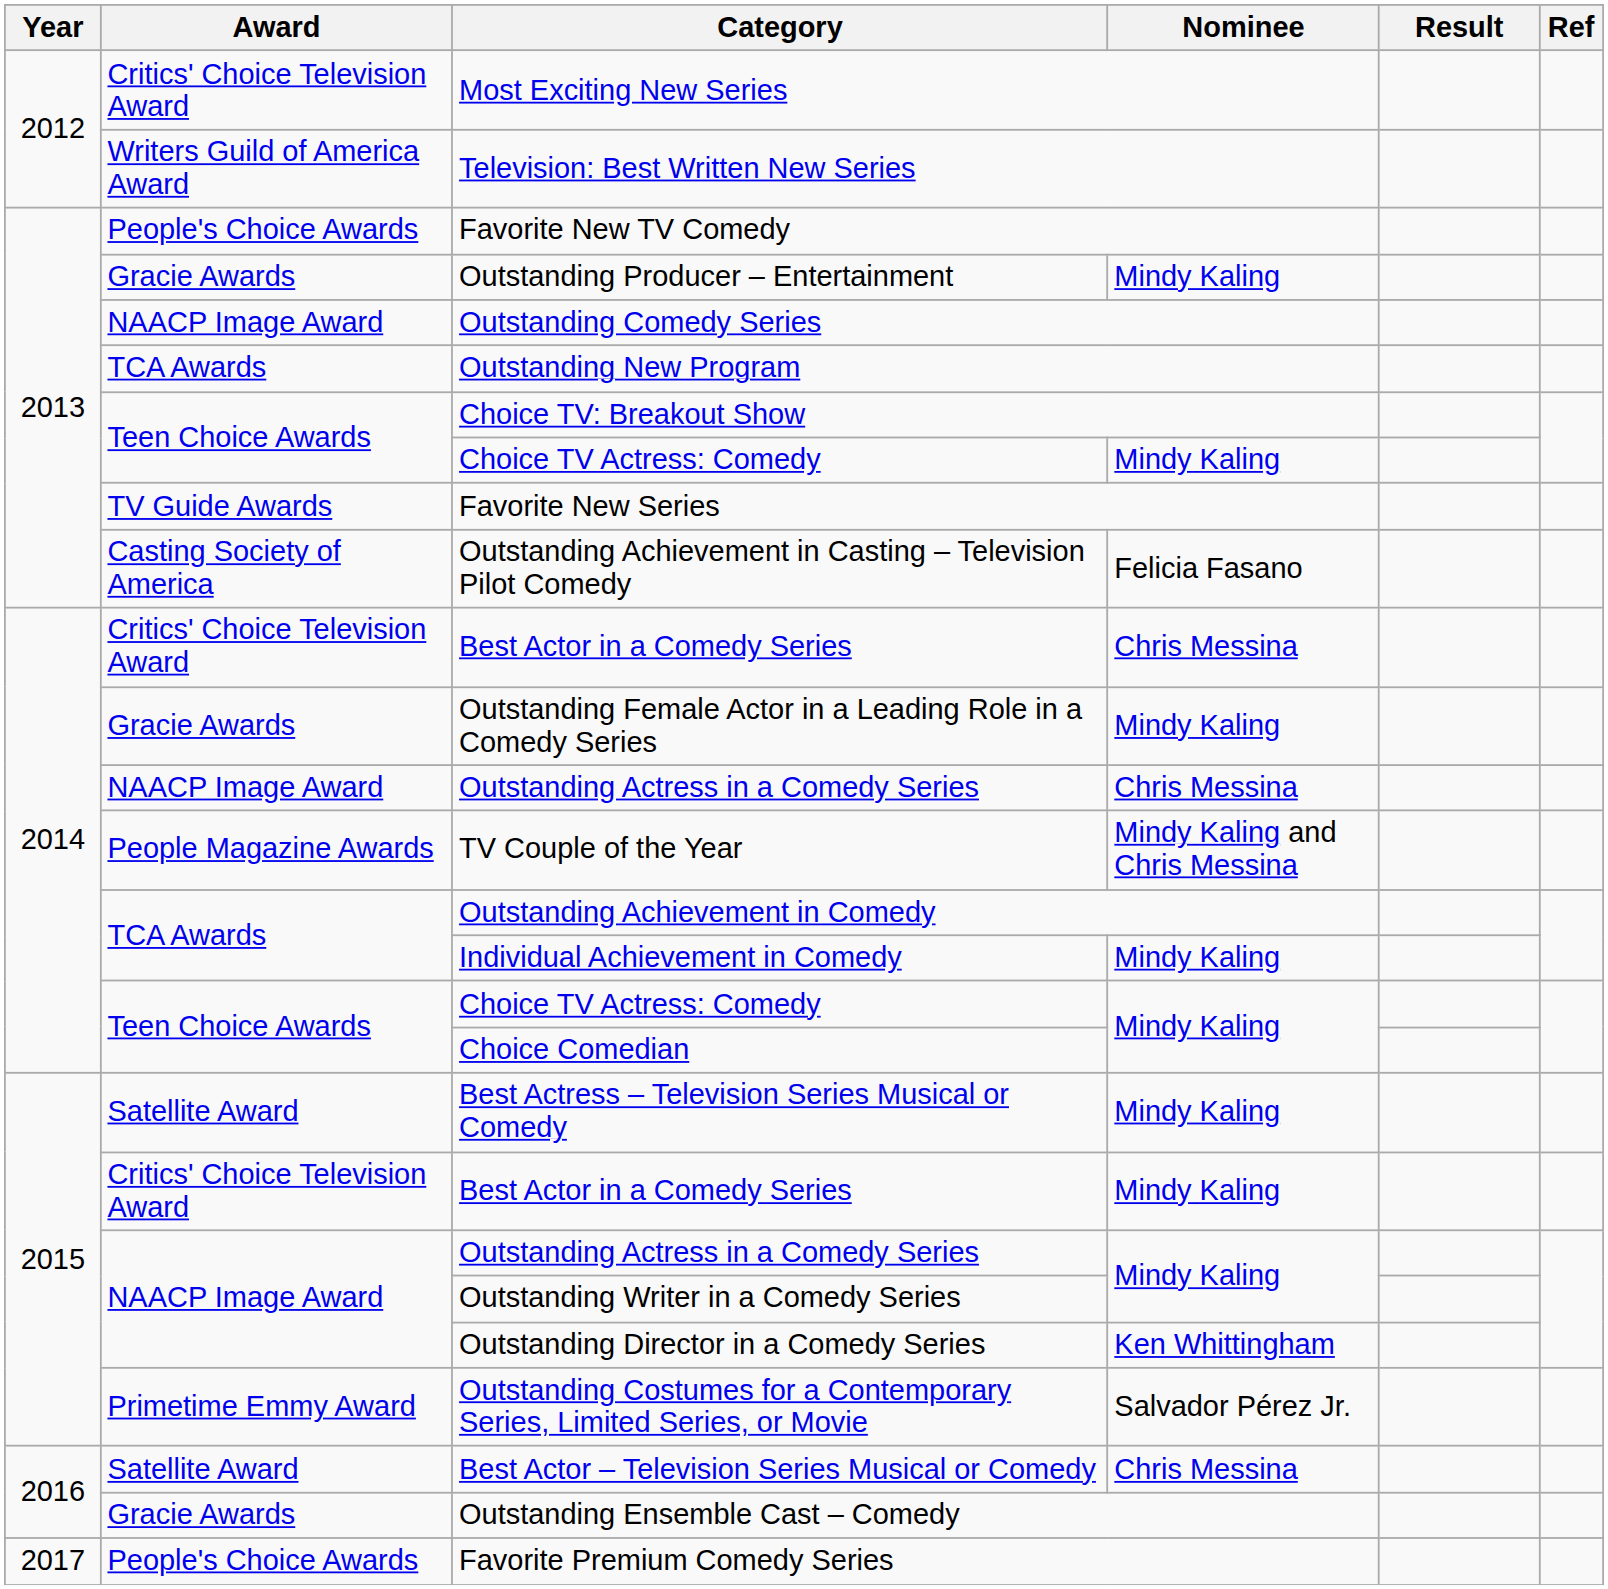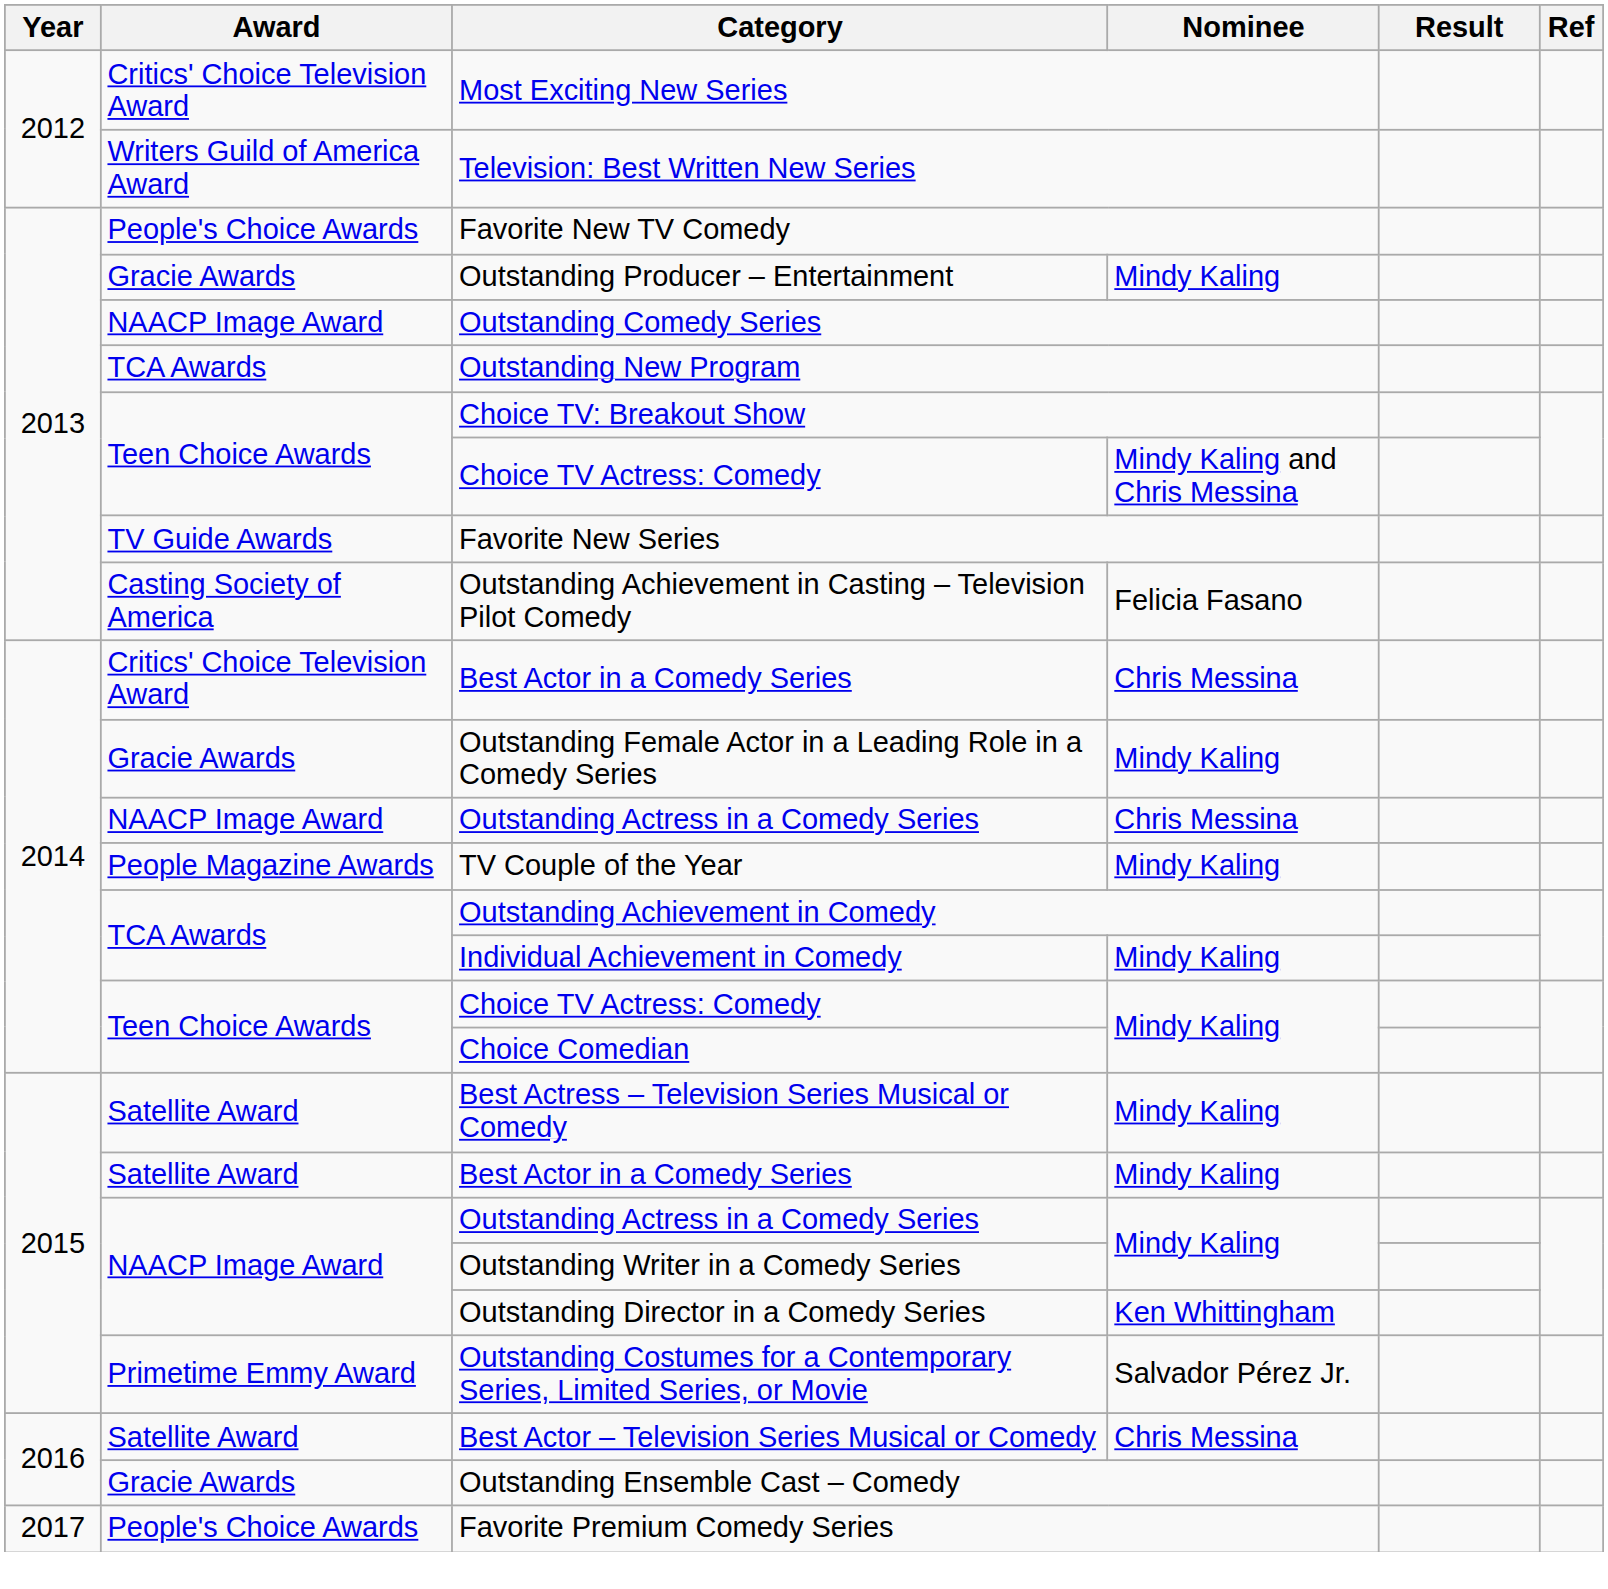(1197, 460) Mindy Kaling -> (1225, 476) Mindy Kaling and Chris Messina
(1225, 849) Mindy Kaling and Chris Messina -> (1197, 865) Mindy Kaling
(267, 1190) Critics' Choice Television Award -> (203, 1174) Satellite Award
